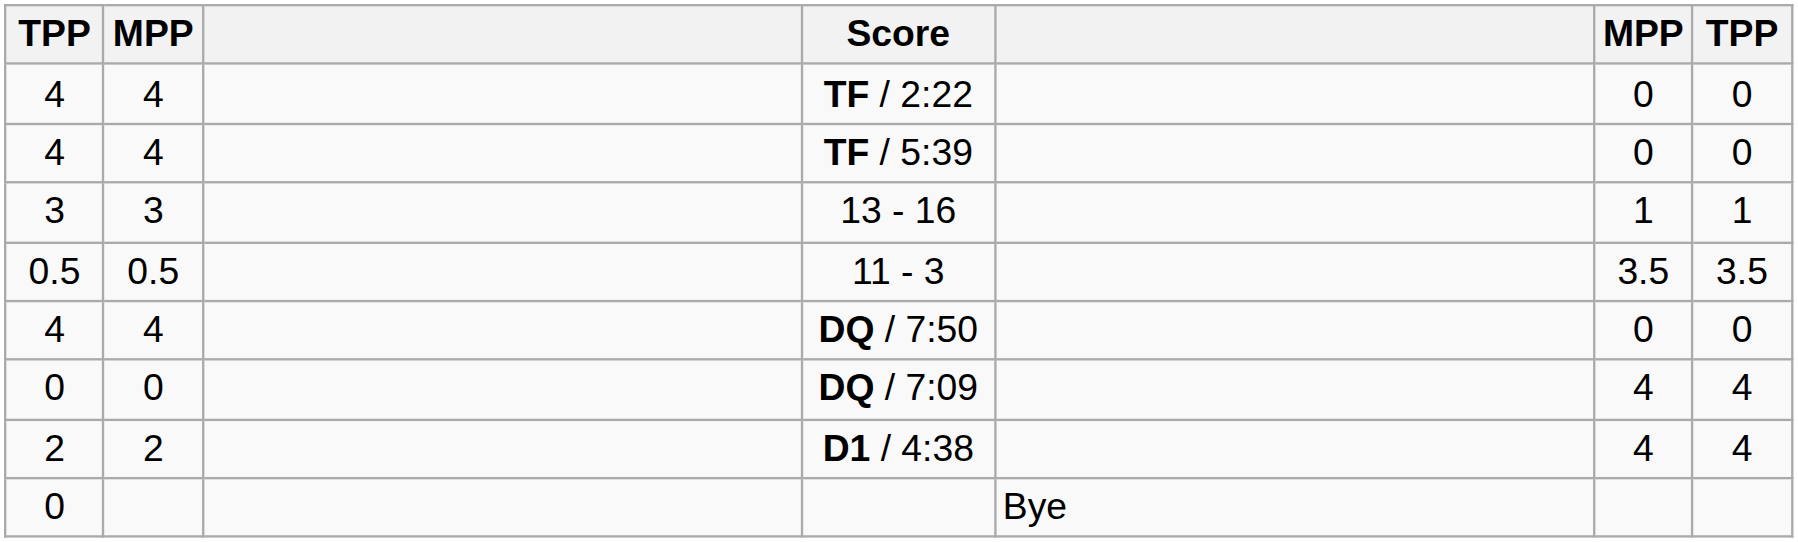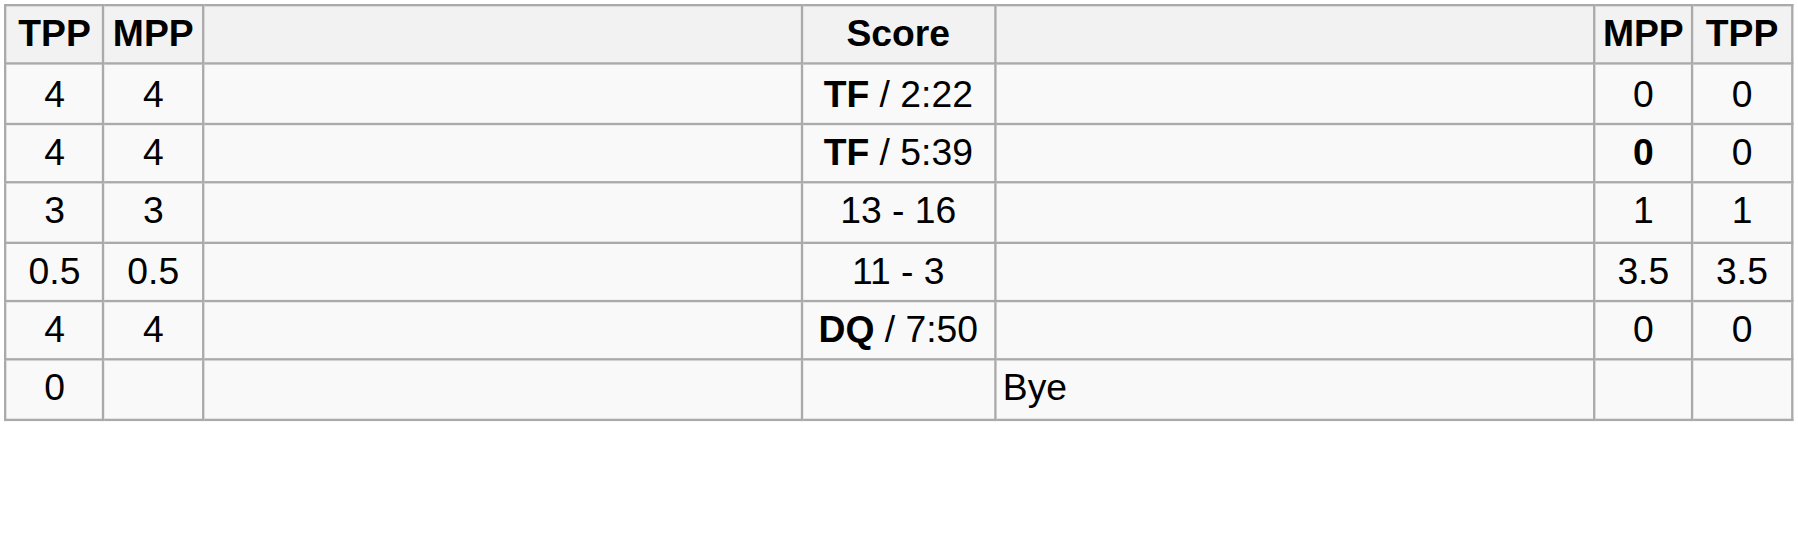(1643, 152) normal -> (1643, 152) bold
- row: (898, 388)
- row: (898, 447)
